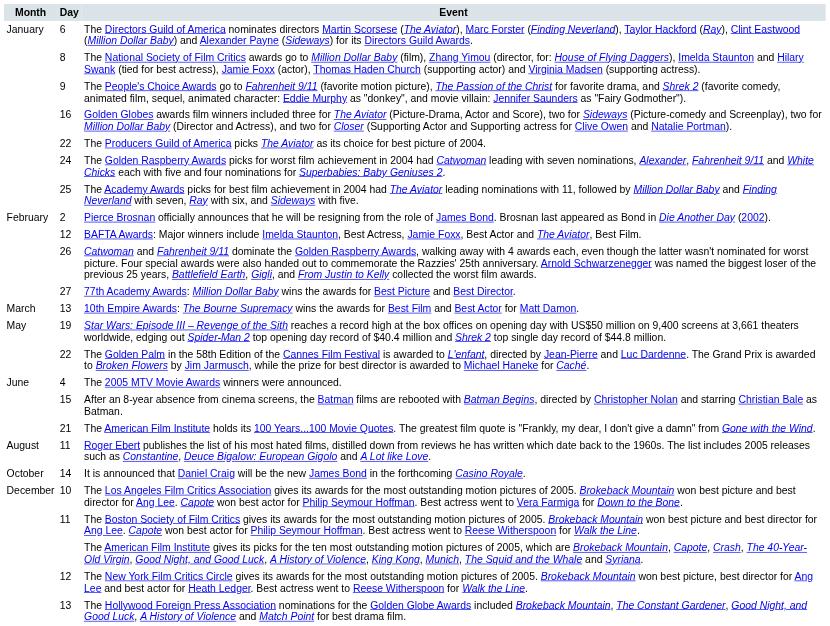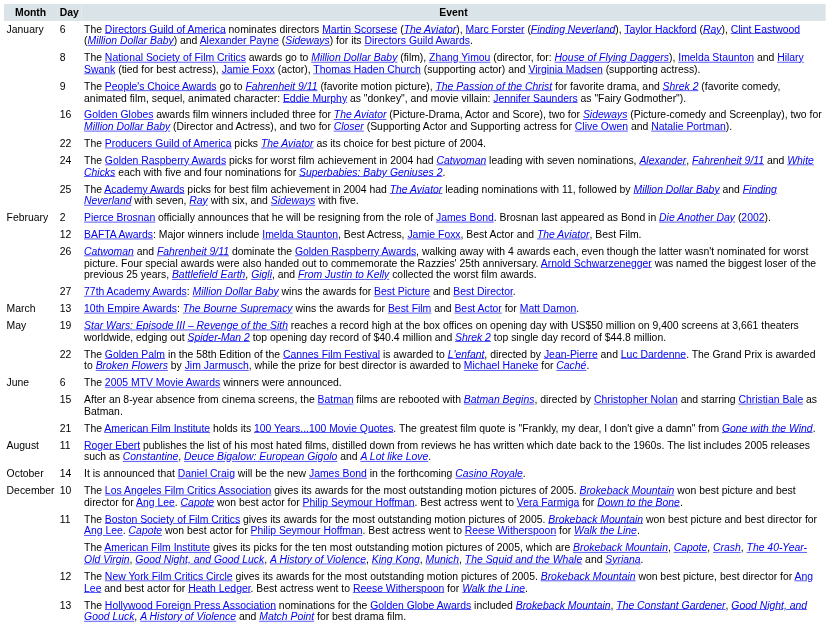(63, 383) 4 -> (63, 383) 6
